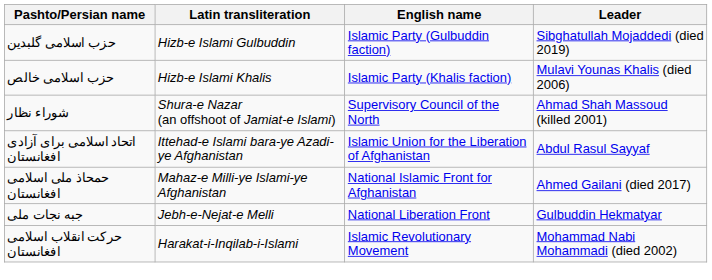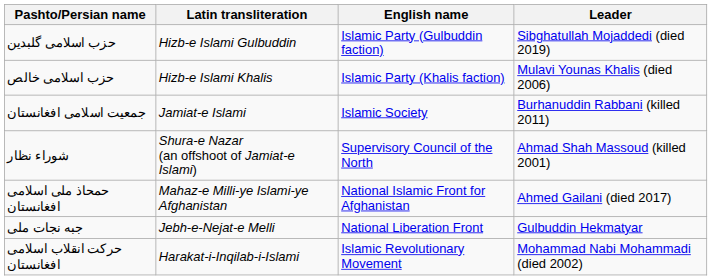+ row: (77, 113)
- row: (72, 149)
